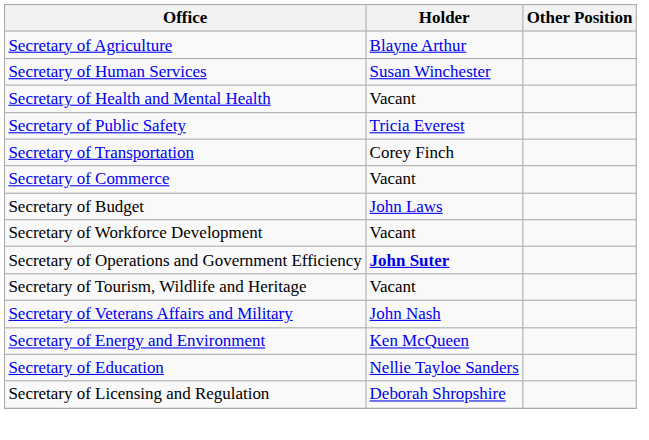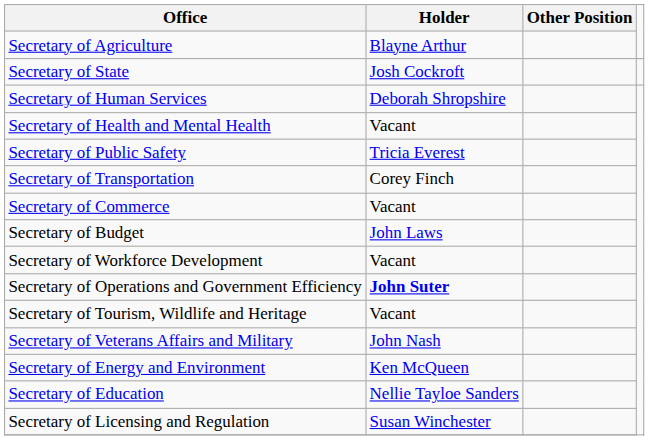+ row: (69, 71)
(430, 71) Susan Winchester -> (438, 98) Deborah Shropshire
(438, 394) Deborah Shropshire -> (430, 421) Susan Winchester
